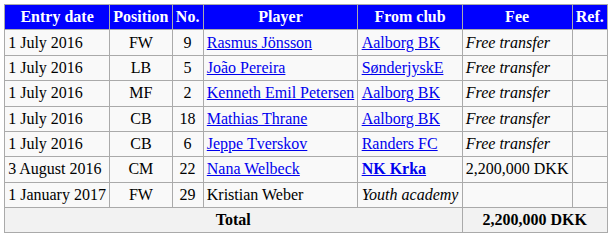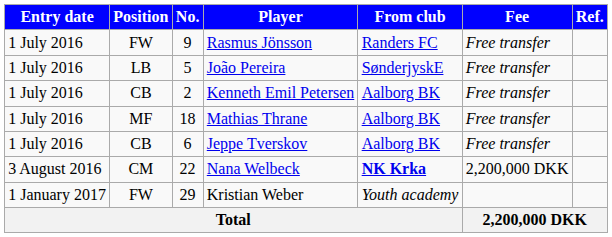(401, 42) Aalborg BK -> (400, 42) Randers FC
(141, 93) MF -> (141, 93) CB
(141, 118) CB -> (141, 118) MF
(400, 144) Randers FC -> (401, 144) Aalborg BK
